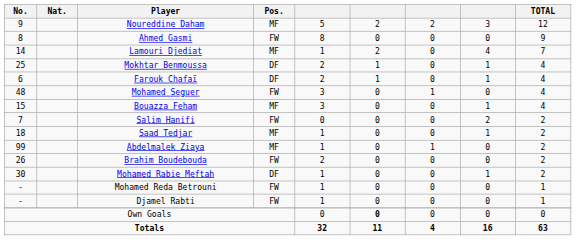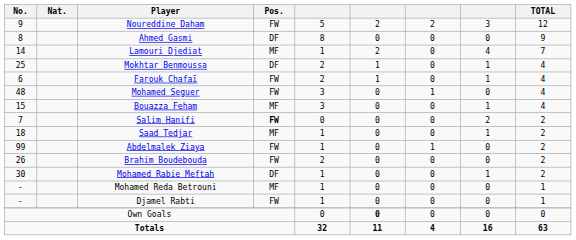(274, 24) MF -> (274, 24) FW
(274, 38) FW -> (274, 38) DF
(274, 79) DF -> (274, 79) FW
(274, 119) normal -> (274, 119) bold
(274, 146) MF -> (274, 146) FW
(274, 187) FW -> (274, 187) MF
